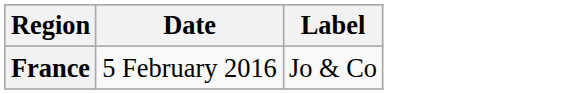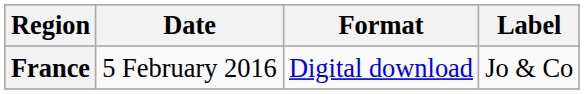+ column: (381, 25)
